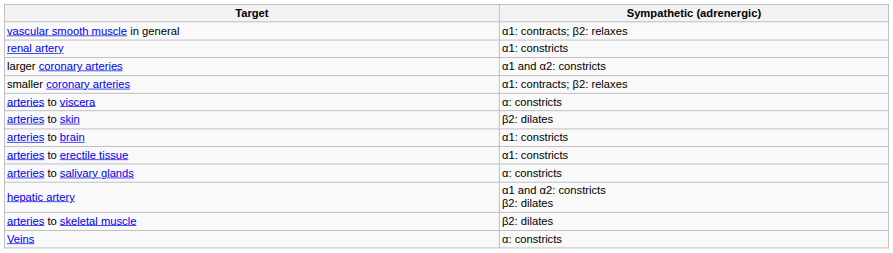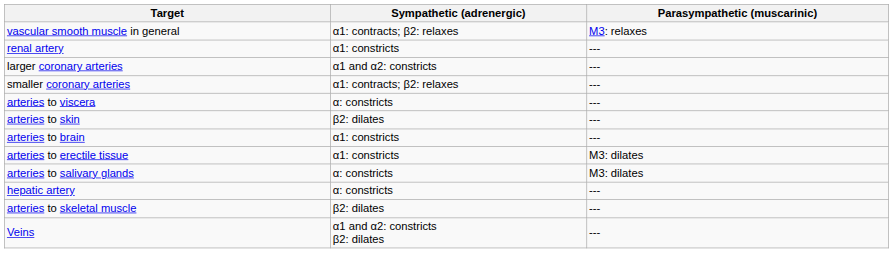+ column: (737, 13)
(554, 197) α1 and α2: constricts β2: dilates -> (363, 191) α: constricts
(532, 239) α: constricts -> (385, 232) α1 and α2: constricts β2: dilates
